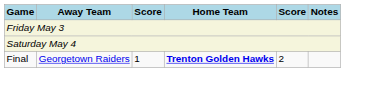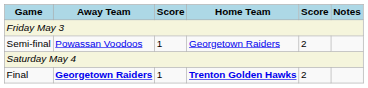+ row: (29, 43)
(84, 59) normal -> (104, 75) bold
